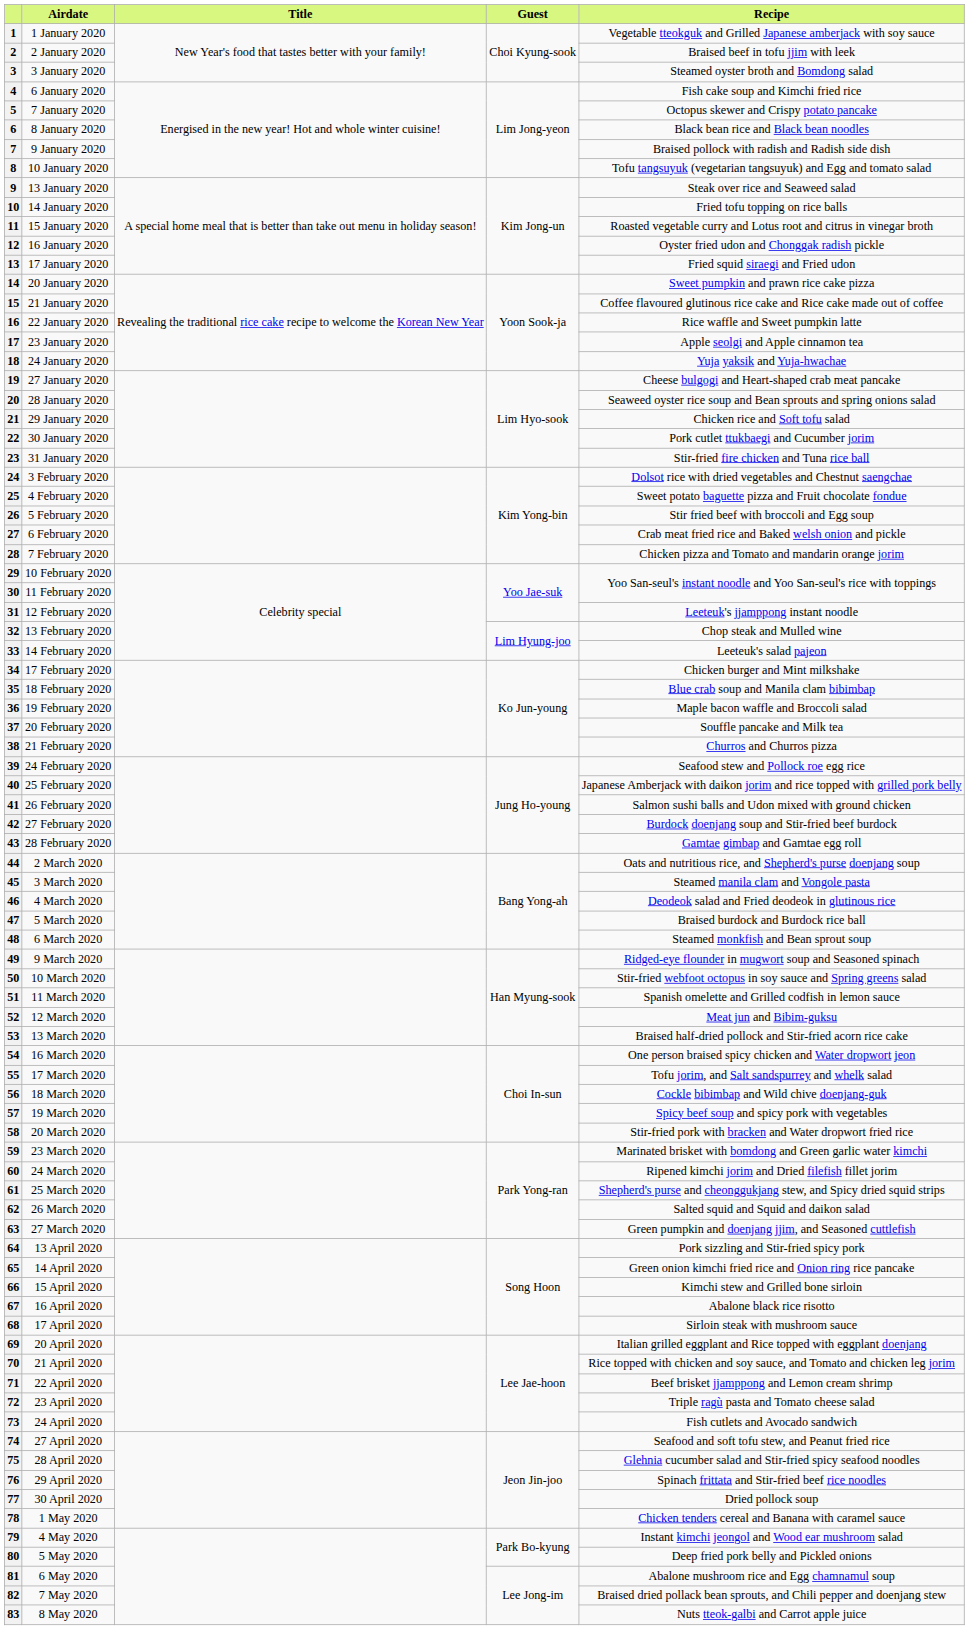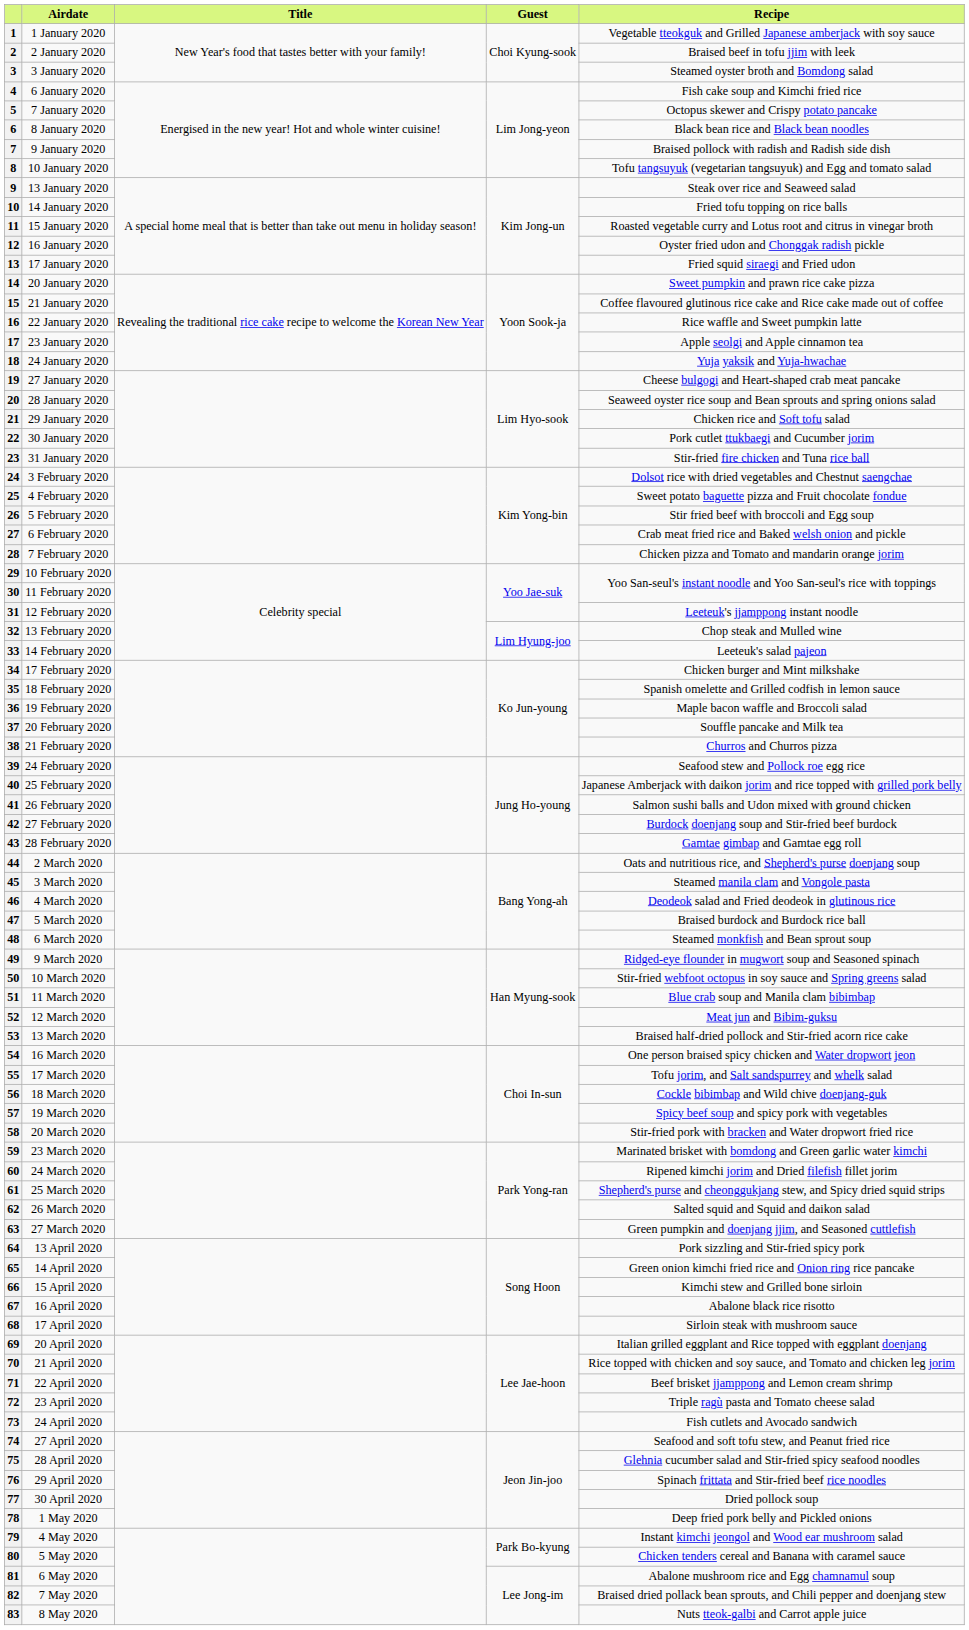(772, 689) Blue crab soup and Manila clam bibimbap -> (772, 689) Spanish omelette and Grilled codfish in lemon sauce
(772, 997) Spanish omelette and Grilled codfish in lemon sauce -> (772, 997) Blue crab soup and Manila clam bibimbap
(772, 1518) Chicken tenders cereal and Banana with caramel sauce -> (772, 1518) Deep fried pork belly and Pickled onions
(772, 1556) Deep fried pork belly and Pickled onions -> (772, 1556) Chicken tenders cereal and Banana with caramel sauce
